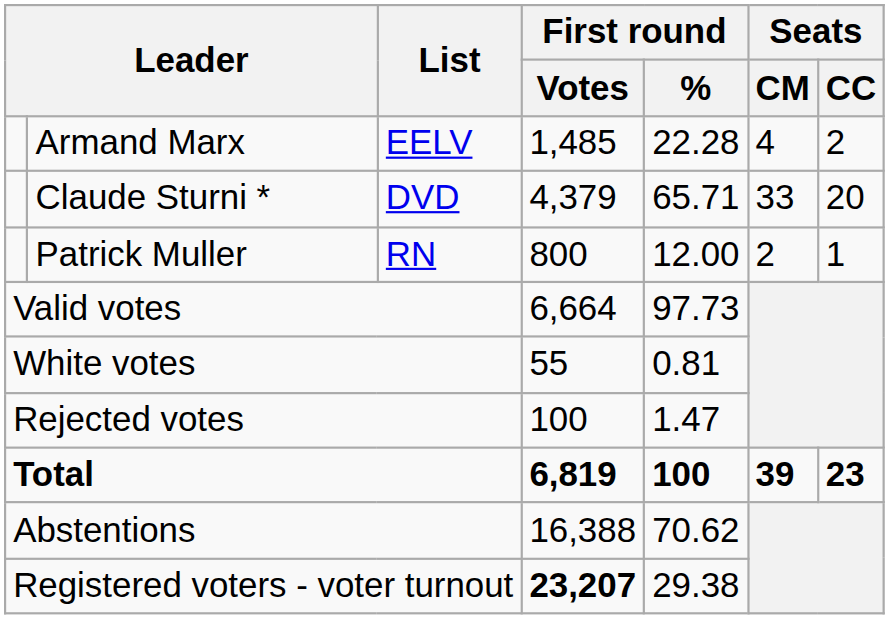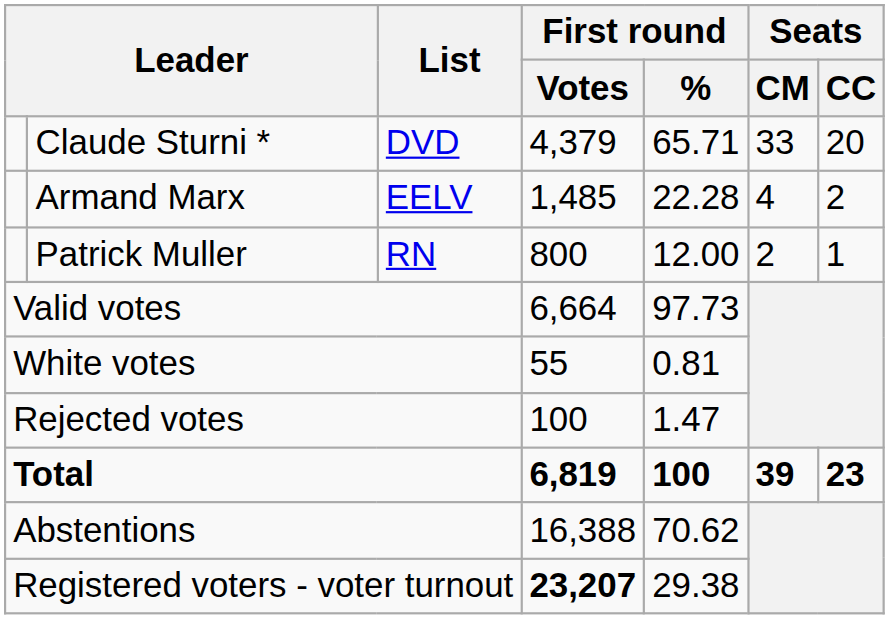rows swapped: (153, 198) <-> (140, 142)
